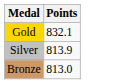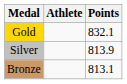+ column: (64, 13)
(59, 69) 813.0 -> (101, 69) 813.1
